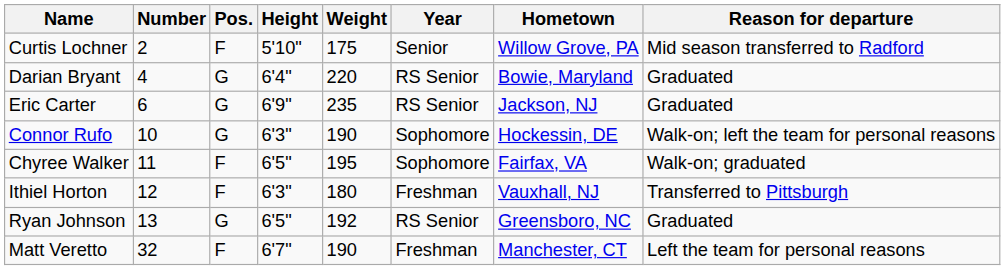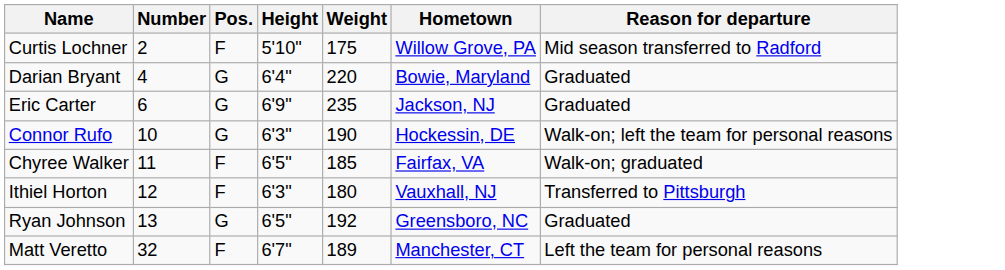- column: (443, 18)
(342, 163) 195 -> (342, 163) 185
(342, 250) 190 -> (342, 250) 189
